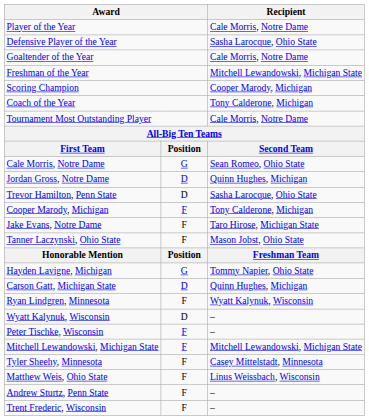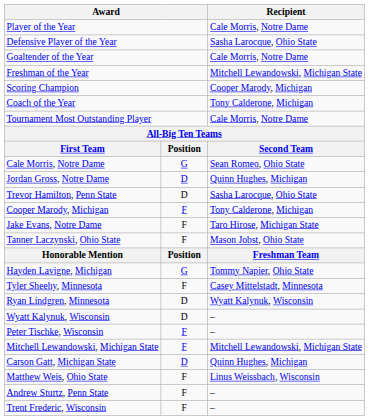rows swapped: (61, 286) <-> (54, 362)
(184, 301) F -> (184, 301) D
